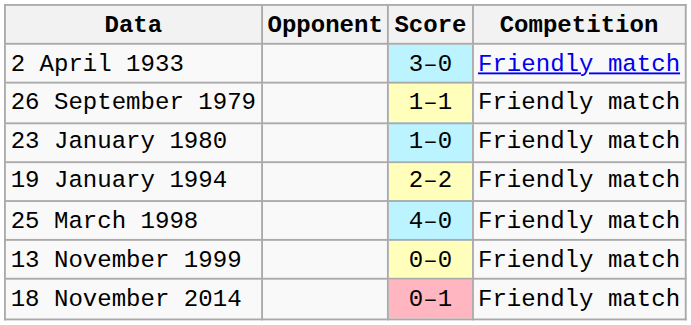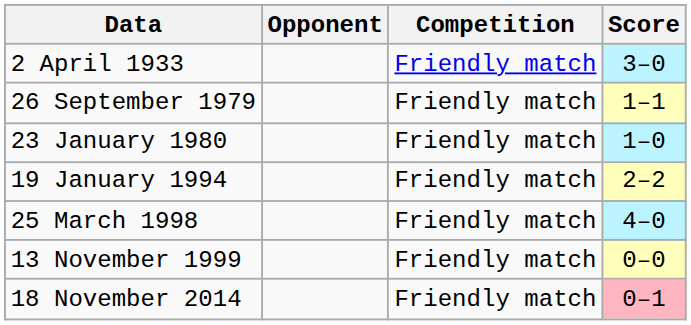columns swapped: (430, 25) <-> (579, 25)
